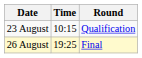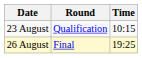columns swapped: (65, 12) <-> (108, 12)
